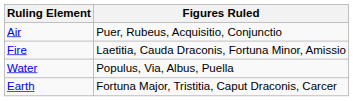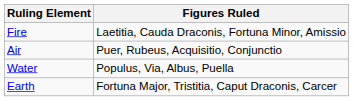rows swapped: (17, 50) <-> (14, 31)
